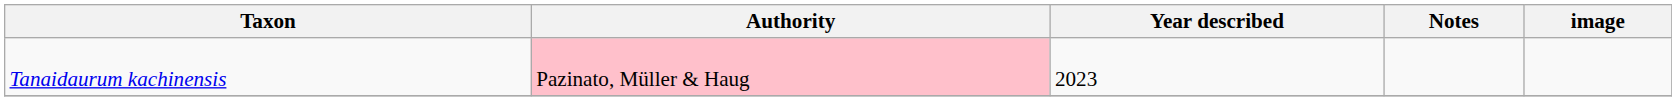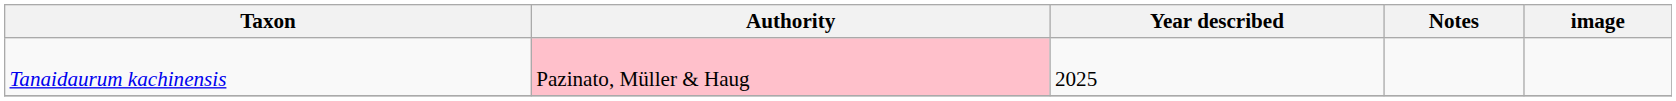(1076, 78) 2023 -> (1076, 78) 2025
